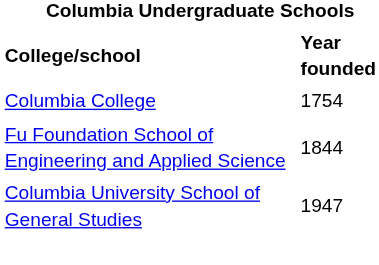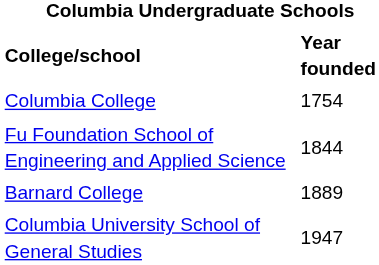+ row: (74, 192)
